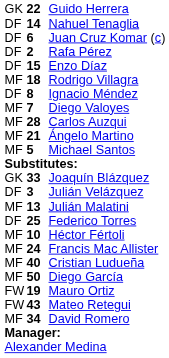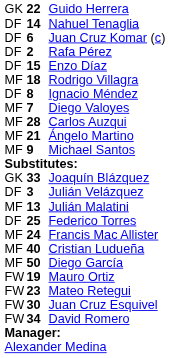(30, 150) 5 -> (30, 150) 9
- row: (87, 234)
(34, 305) 43 -> (34, 291) 23
+ row: (103, 305)
(14, 319) MF -> (14, 319) FW
